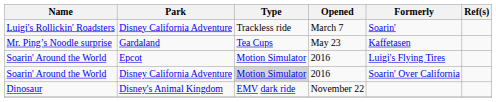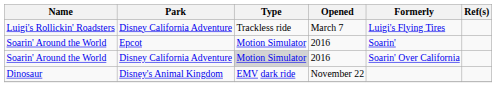(382, 27) Soarin' -> (407, 27) Luigi's Flying Tires
- row: (59, 43)
(407, 58) Luigi's Flying Tires -> (382, 43) Soarin'
